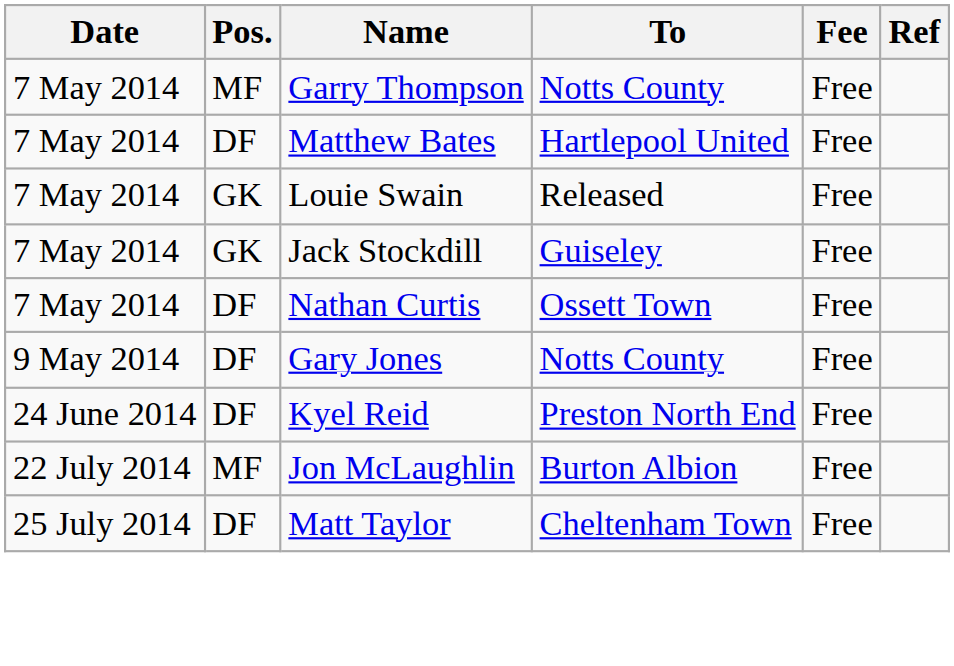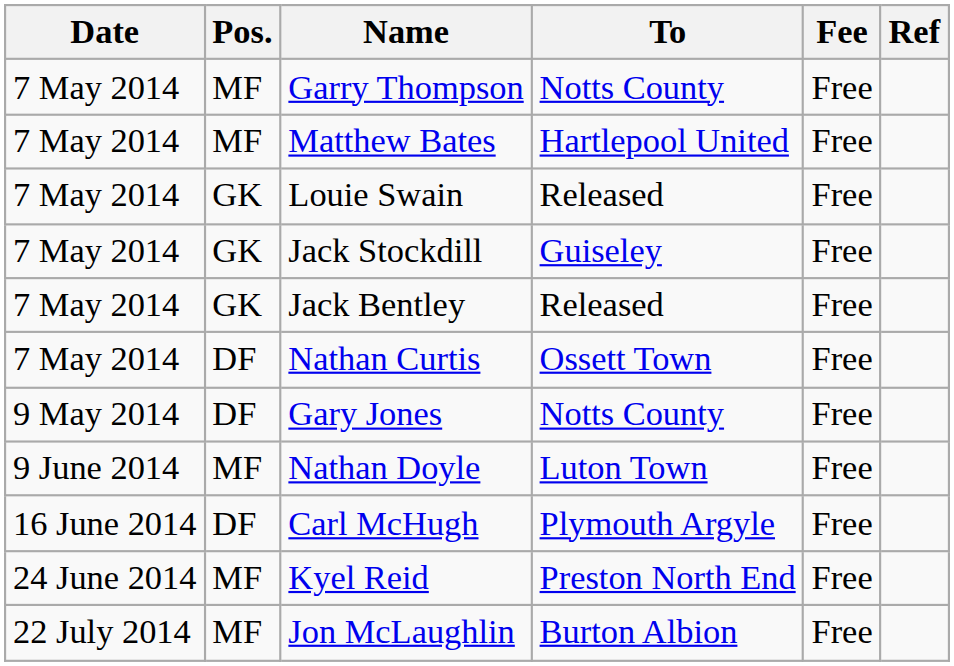(234, 140) DF -> (237, 140) MF
+ row: (377, 304)
+ row: (384, 468)
+ row: (383, 522)
(234, 413) DF -> (237, 577) MF
- row: (370, 522)
